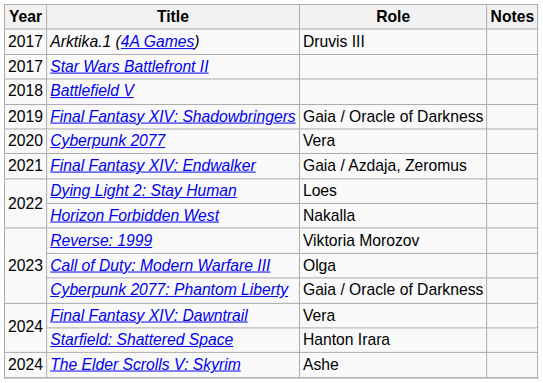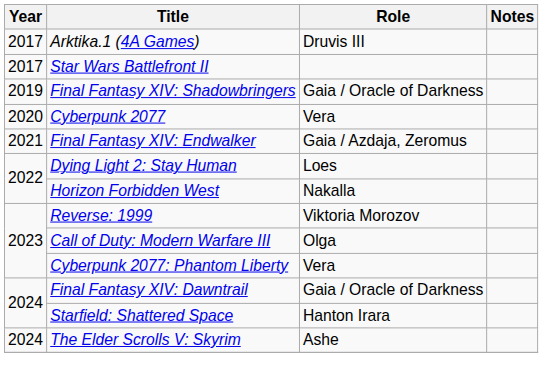- row: (92, 91)
(393, 290) Gaia / Oracle of Darkness -> (319, 265) Vera
(319, 315) Vera -> (393, 290) Gaia / Oracle of Darkness
